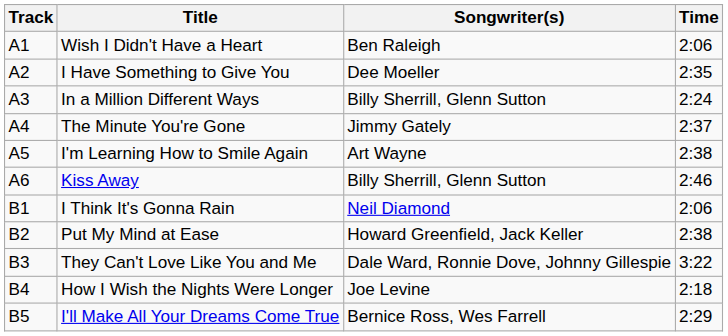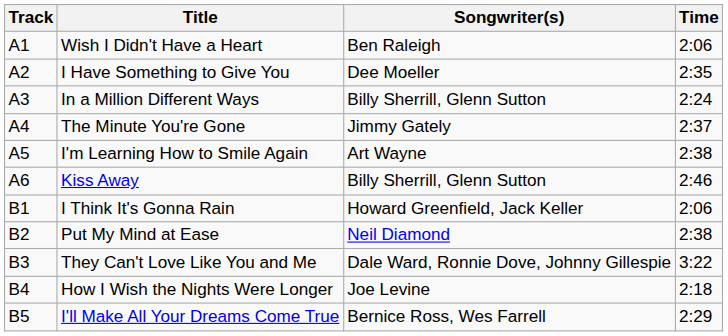(399, 208) Neil Diamond -> (465, 208) Howard Greenfield, Jack Keller
(465, 235) Howard Greenfield, Jack Keller -> (399, 235) Neil Diamond
